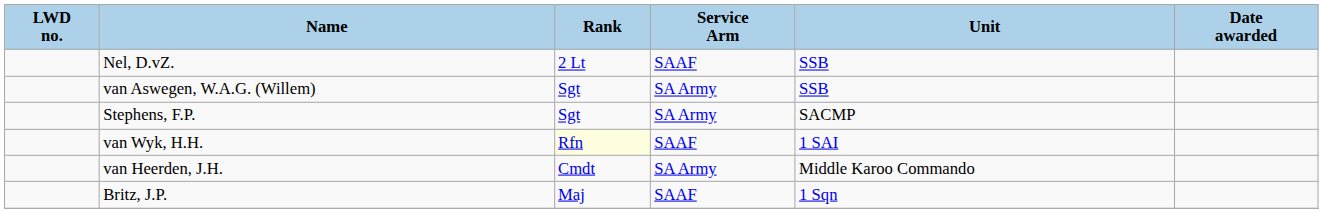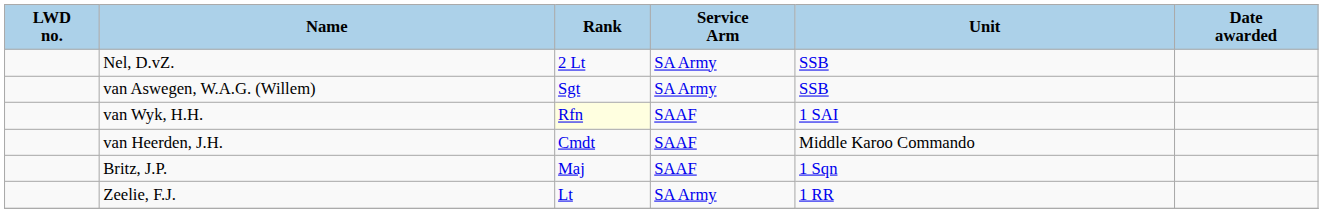(675, 62) SAAF -> (685, 62) SA Army
- row: (149, 115)
(685, 168) SA Army -> (675, 141) SAAF
+ row: (140, 194)
